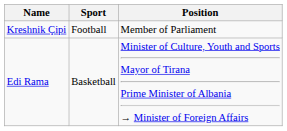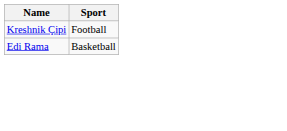- column: (200, 12)
